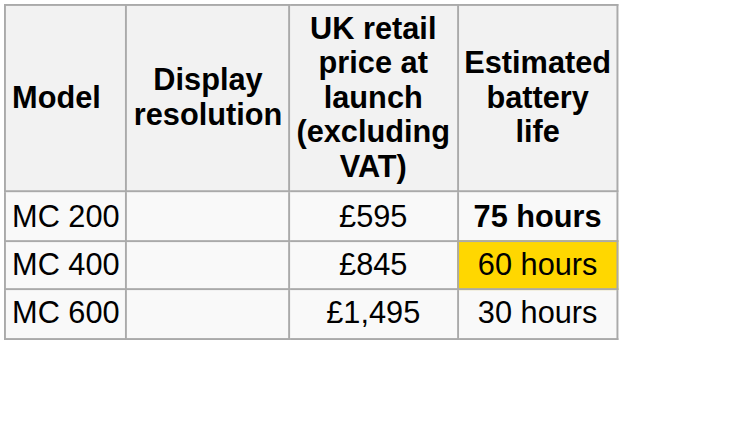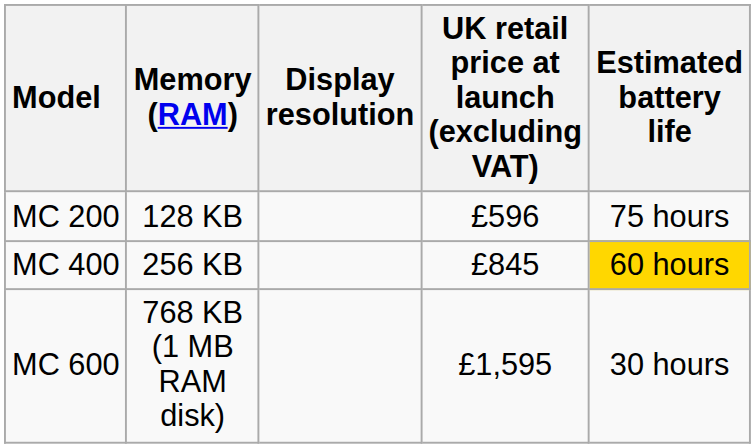+ column: (193, 97)
(373, 215) £595 -> (505, 215) £596
(538, 215) bold -> (670, 215) normal
(373, 313) £1,495 -> (505, 365) £1,595
